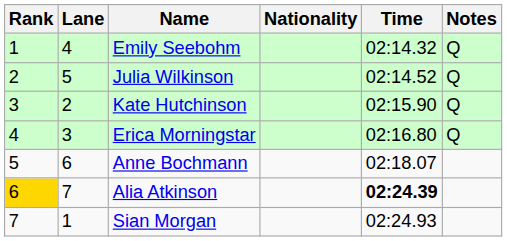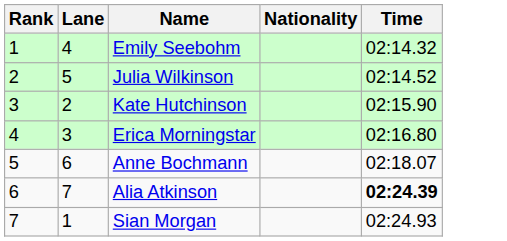- column: (472, 18)
(14, 192) gold background -> (14, 192) no background
